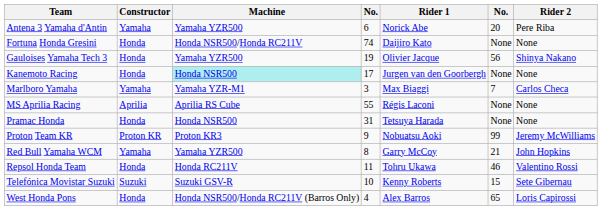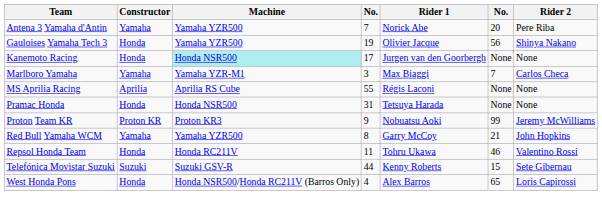(366, 27) 6 -> (366, 27) 7
- row: (52, 43)
(369, 182) 10 -> (369, 167) 44
